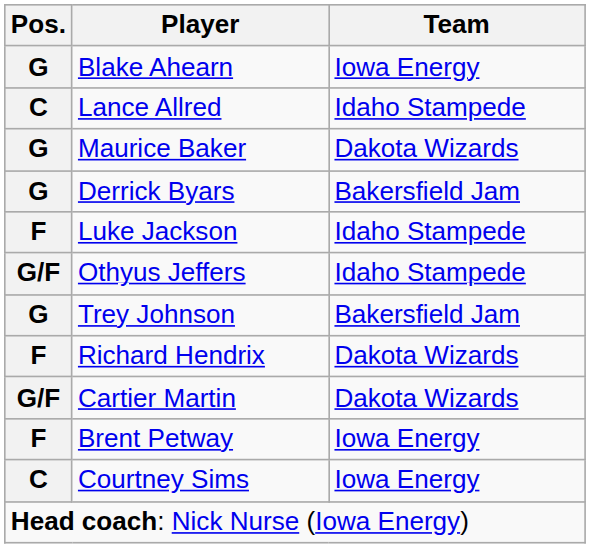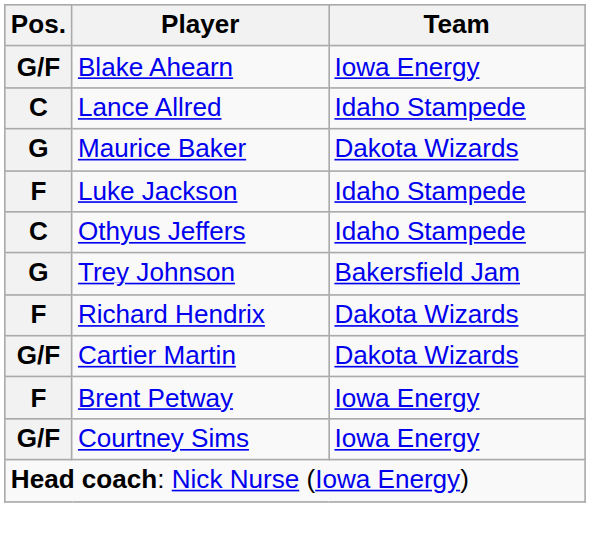(38, 66) G -> (38, 66) G/F
- row: (156, 190)
(38, 273) G/F -> (38, 231) C
(38, 480) C -> (38, 438) G/F
